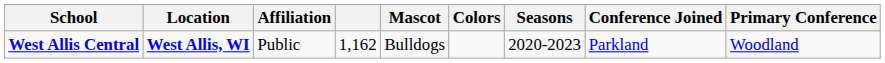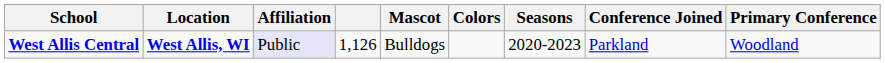(279, 44) no background -> (279, 44) lavender background
(358, 44) 1,162 -> (358, 44) 1,126
